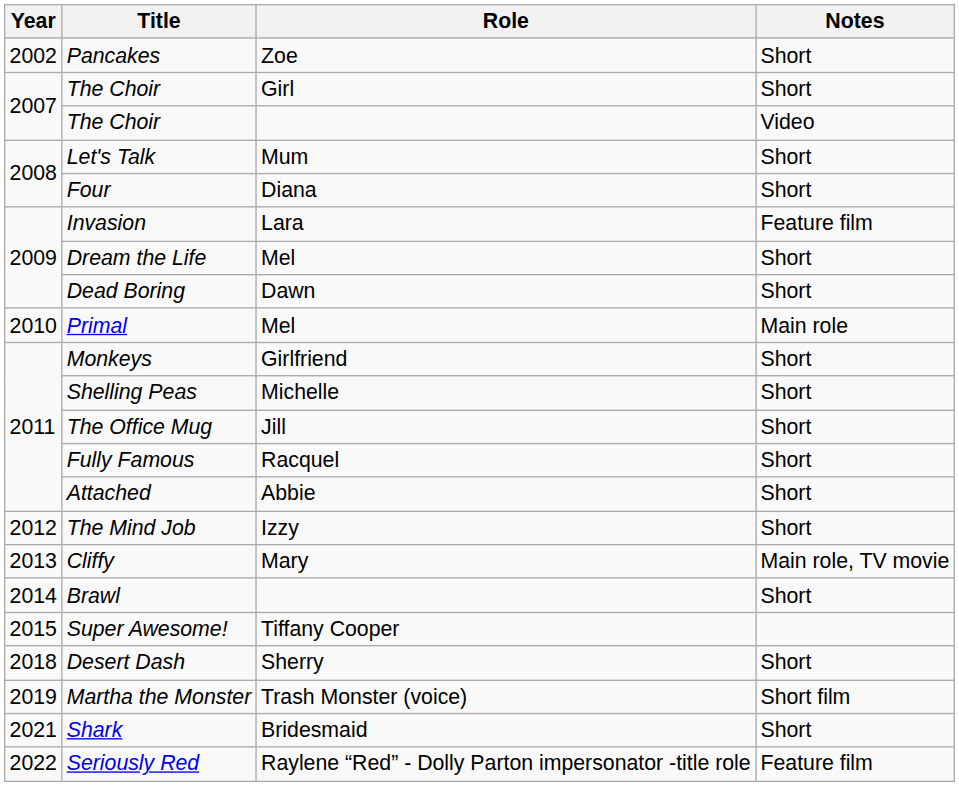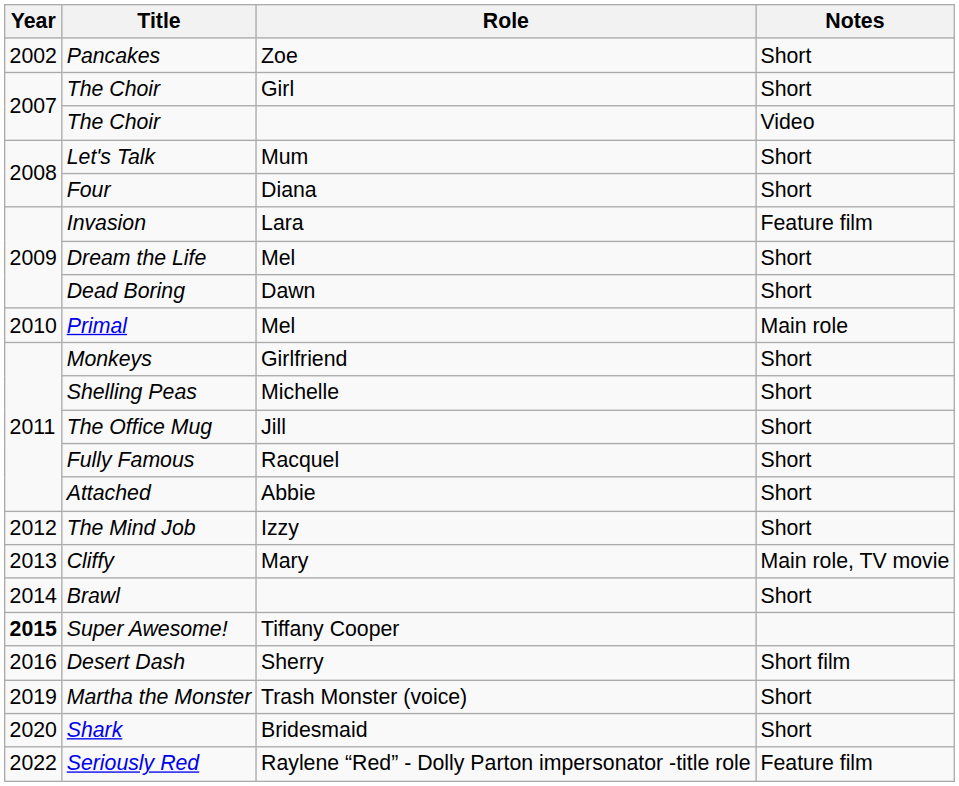(33, 628) normal -> (33, 628) bold
(33, 662) 2018 -> (33, 662) 2016
(786, 662) Short -> (805, 662) Short film
(805, 696) Short film -> (786, 696) Short
(33, 730) 2021 -> (33, 730) 2020
